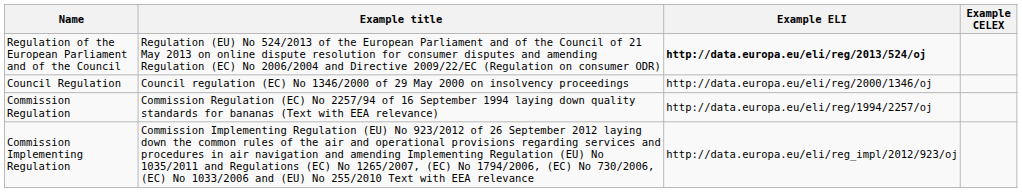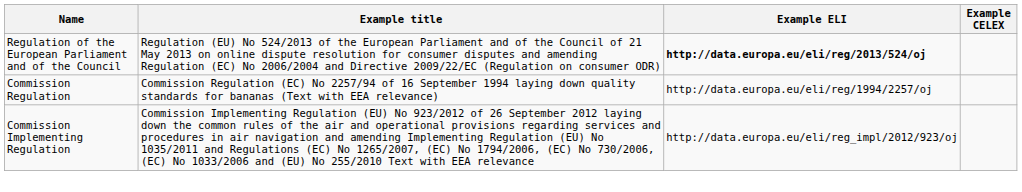- row: (64, 84)
